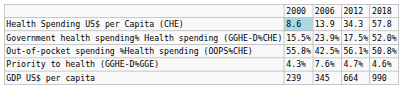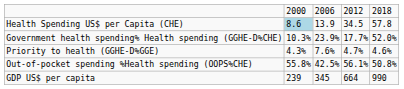(353, 24) 34.3 -> (353, 24) 34.5
(299, 38) 15.5% -> (299, 38) 10.3%
(356, 38) 17.5% -> (356, 38) 17.7%
rows swapped: (130, 51) <-> (83, 64)
